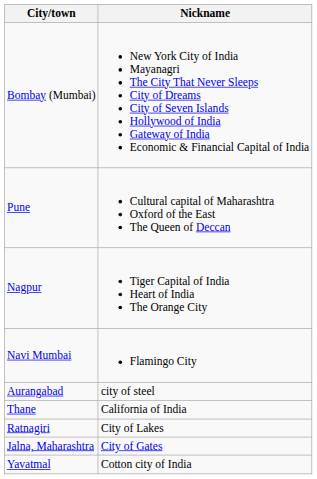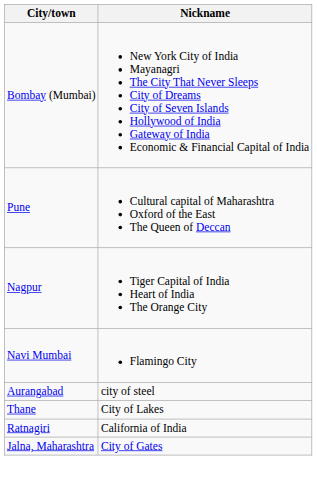(144, 409) California of India -> (132, 409) City of Lakes
(132, 428) City of Lakes -> (144, 428) California of India
- row: (29, 464)
